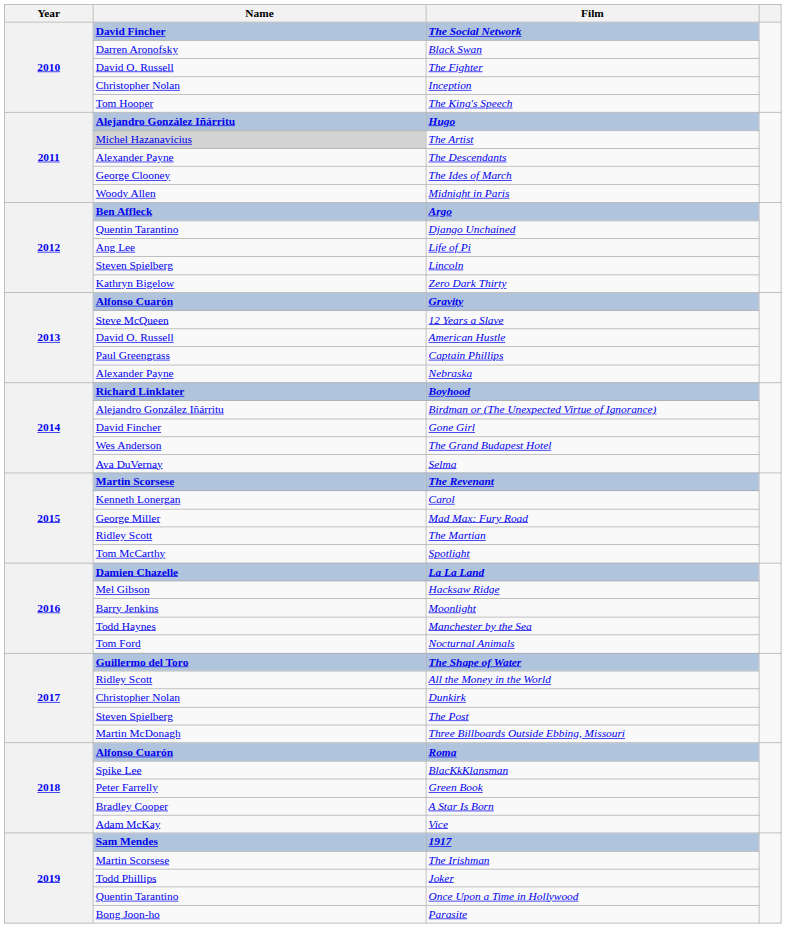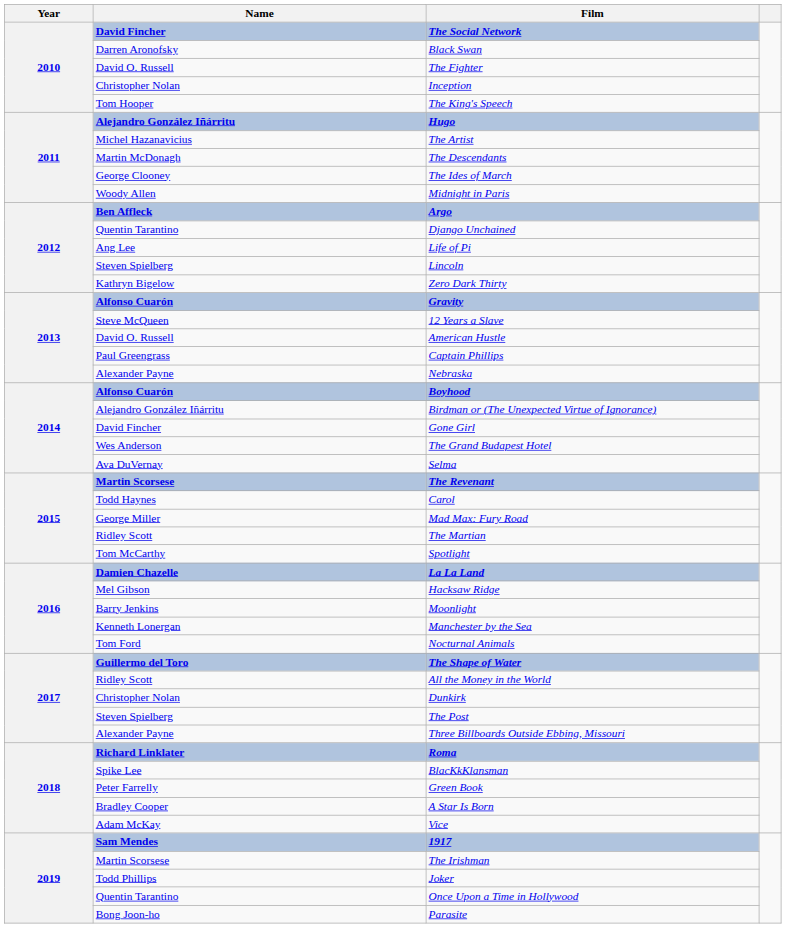(144, 139) lightgrey background -> (144, 139) no background
(135, 157) Alexander Payne -> (138, 157) Martin McDonagh
(140, 391) Richard Linklater -> (134, 391) Alfonso Cuarón
(138, 499) Kenneth Lonergan -> (126, 499) Todd Haynes
(126, 626) Todd Haynes -> (138, 626) Kenneth Lonergan
(138, 734) Martin McDonagh -> (135, 734) Alexander Payne
(134, 752) Alfonso Cuarón -> (140, 752) Richard Linklater
